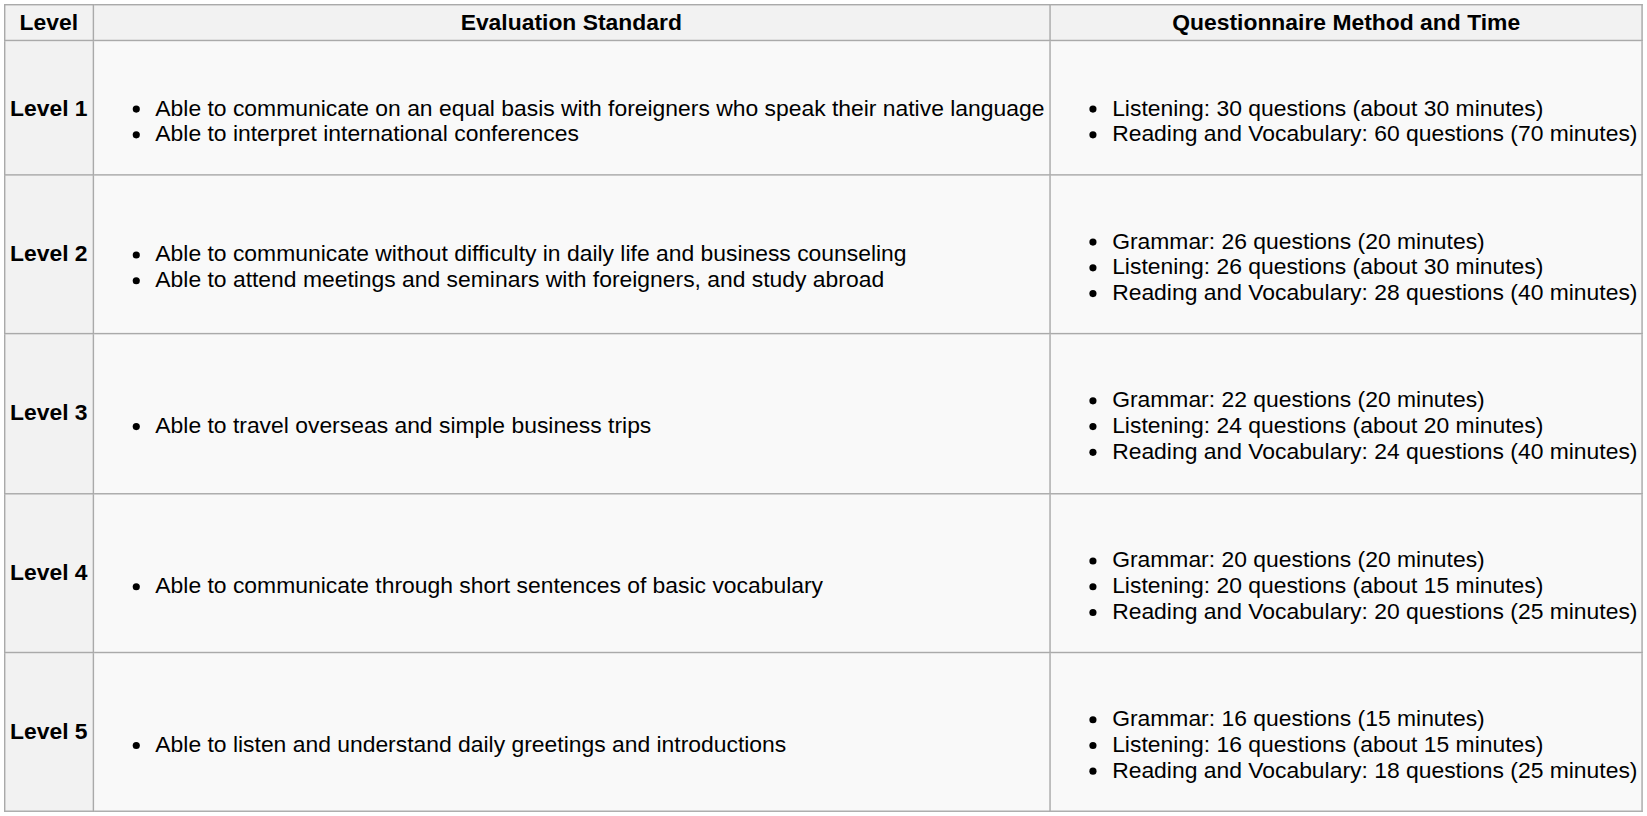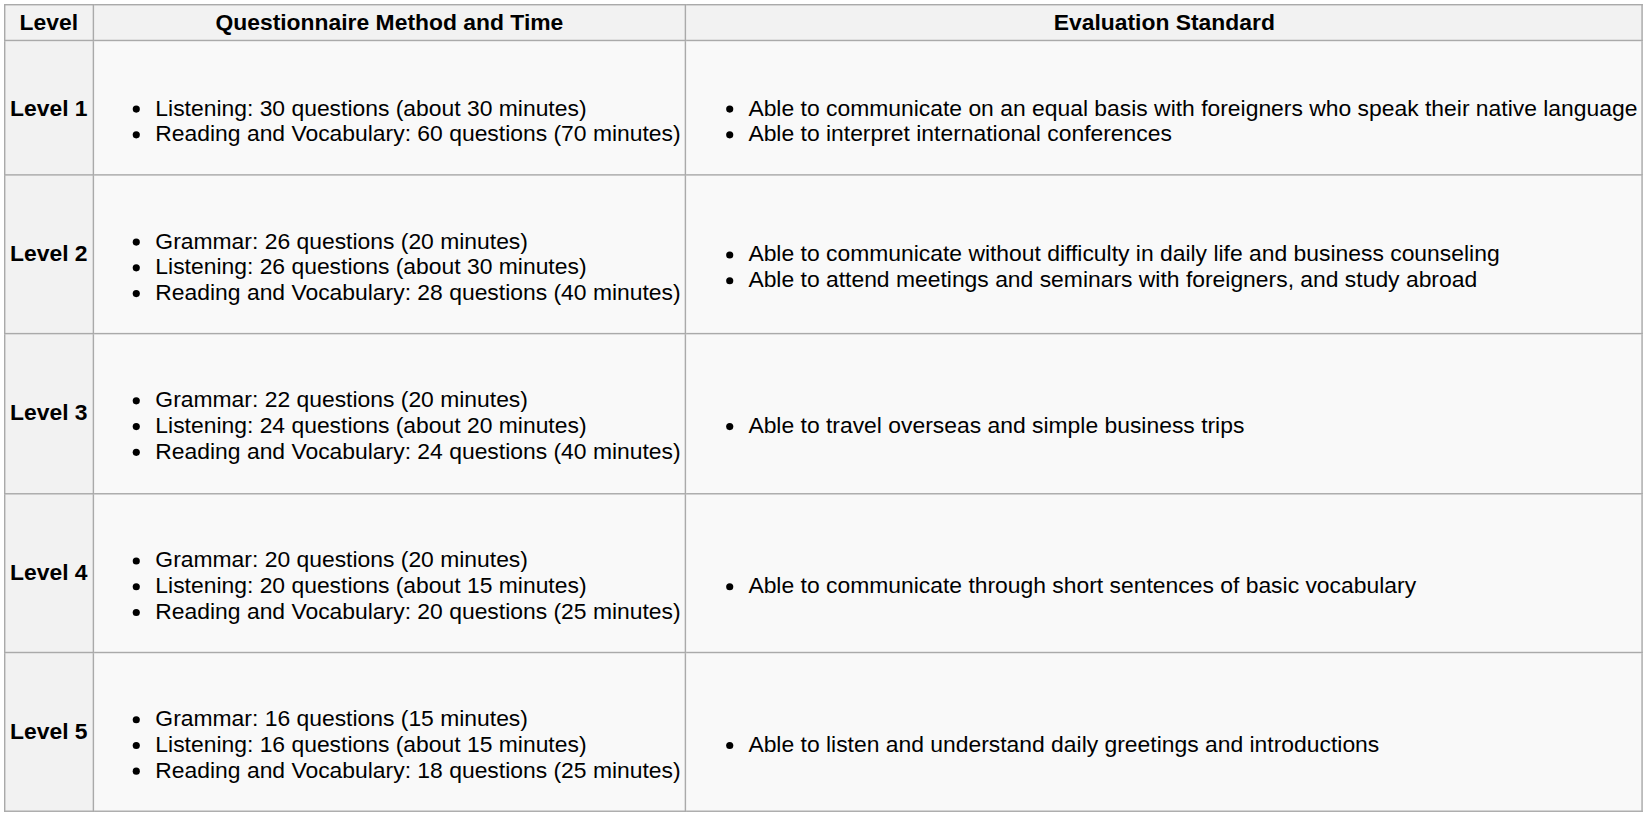columns swapped: (1346, 22) <-> (571, 22)
